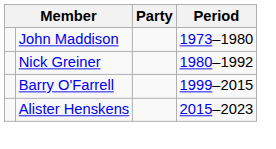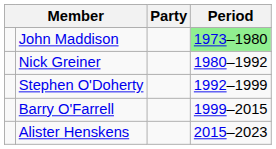(216, 39) no background -> (231, 39) lightgreen background
+ row: (81, 86)
